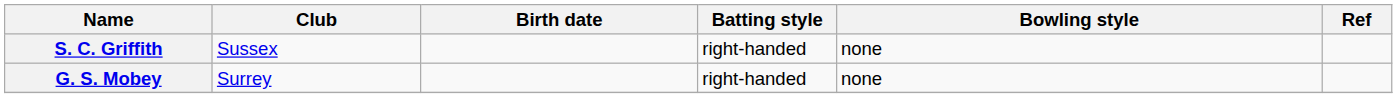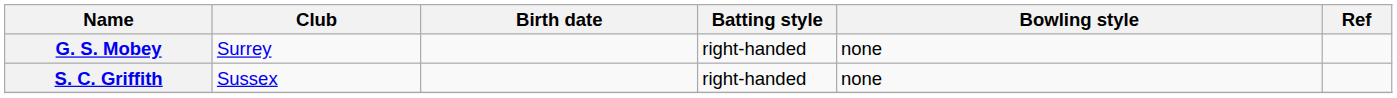rows swapped: (109, 49) <-> (109, 78)
